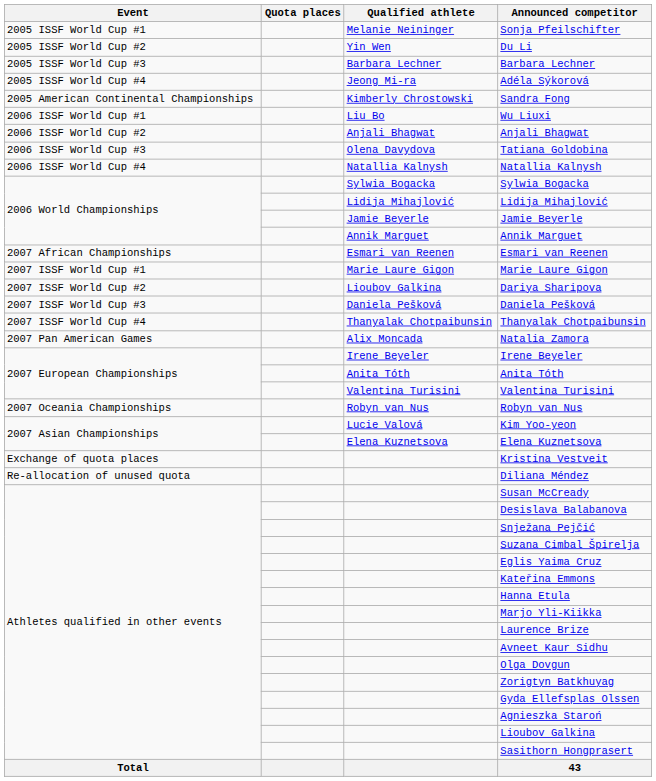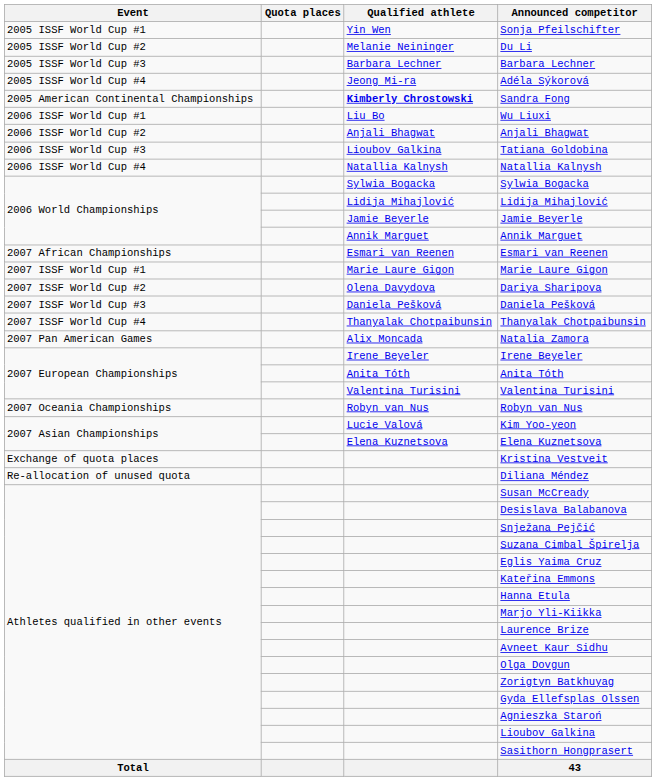(400, 30) Melanie Neininger -> (369, 30) Yin Wen
(369, 47) Yin Wen -> (400, 47) Melanie Neininger
(410, 99) normal -> (410, 99) bold
(391, 150) Olena Davydova -> (394, 150) Lioubov Galkina
(394, 288) Lioubov Galkina -> (391, 288) Olena Davydova
